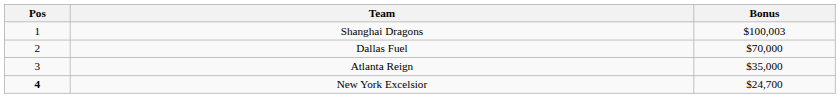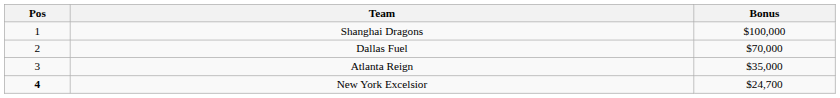(764, 31) $100,003 -> (764, 31) $100,000
